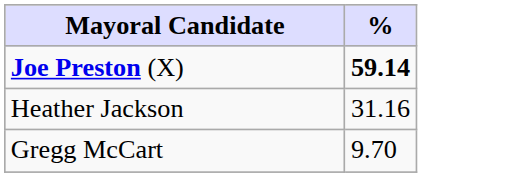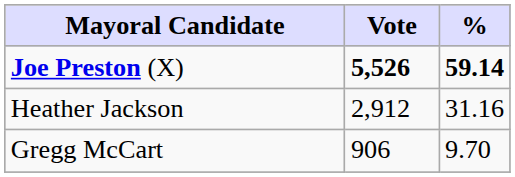+ column: (392, 25)
